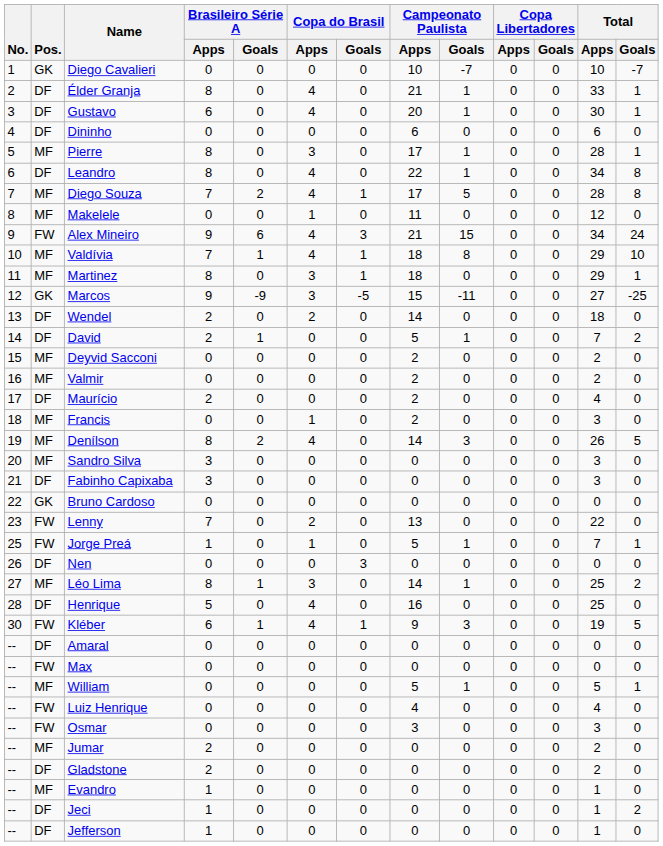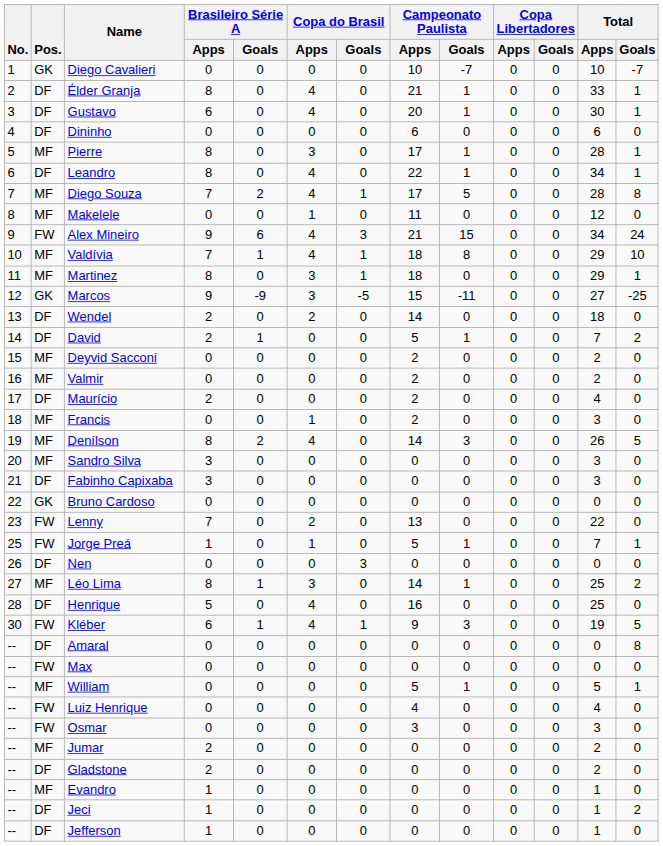(637, 173) 8 -> (637, 173) 1
(637, 645) 0 -> (637, 645) 8
